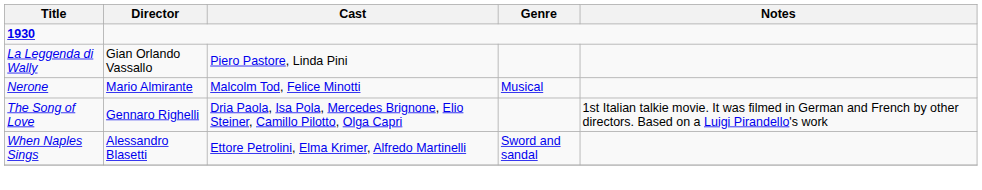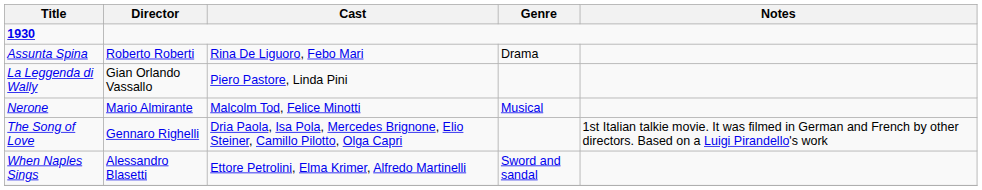+ row: (48, 53)
